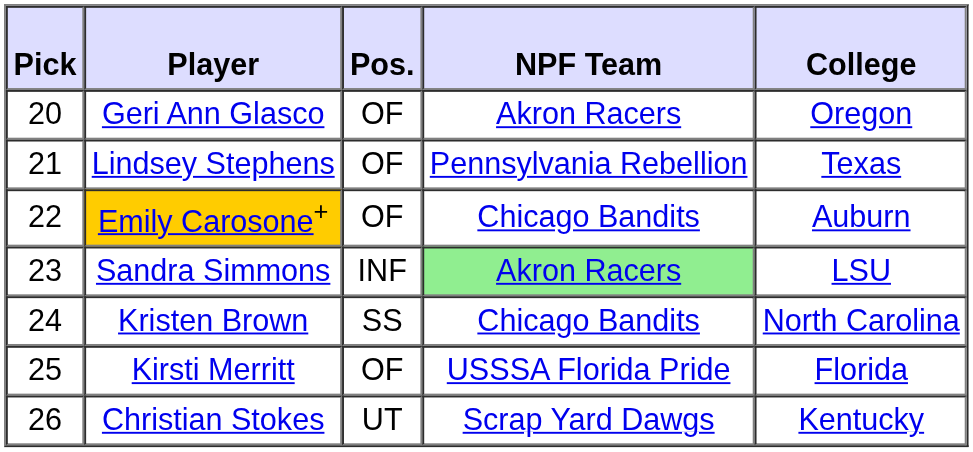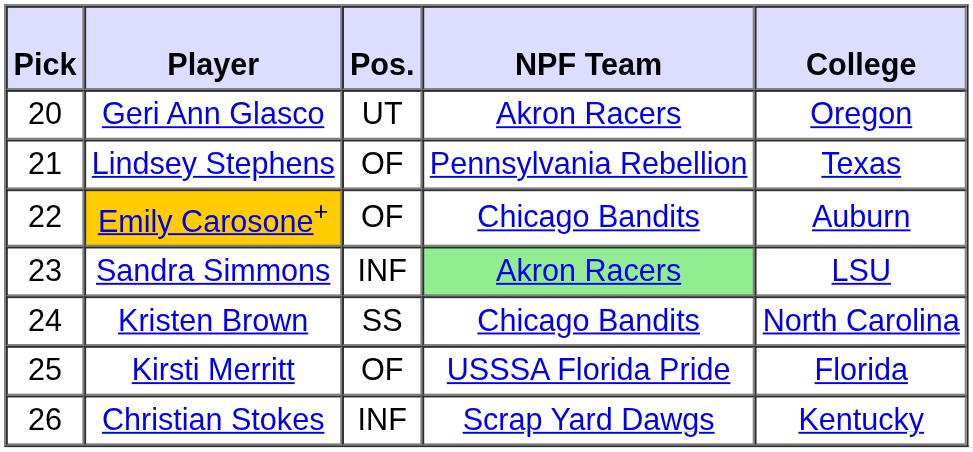(382, 114) OF -> (382, 114) UT
(382, 420) UT -> (382, 420) INF
